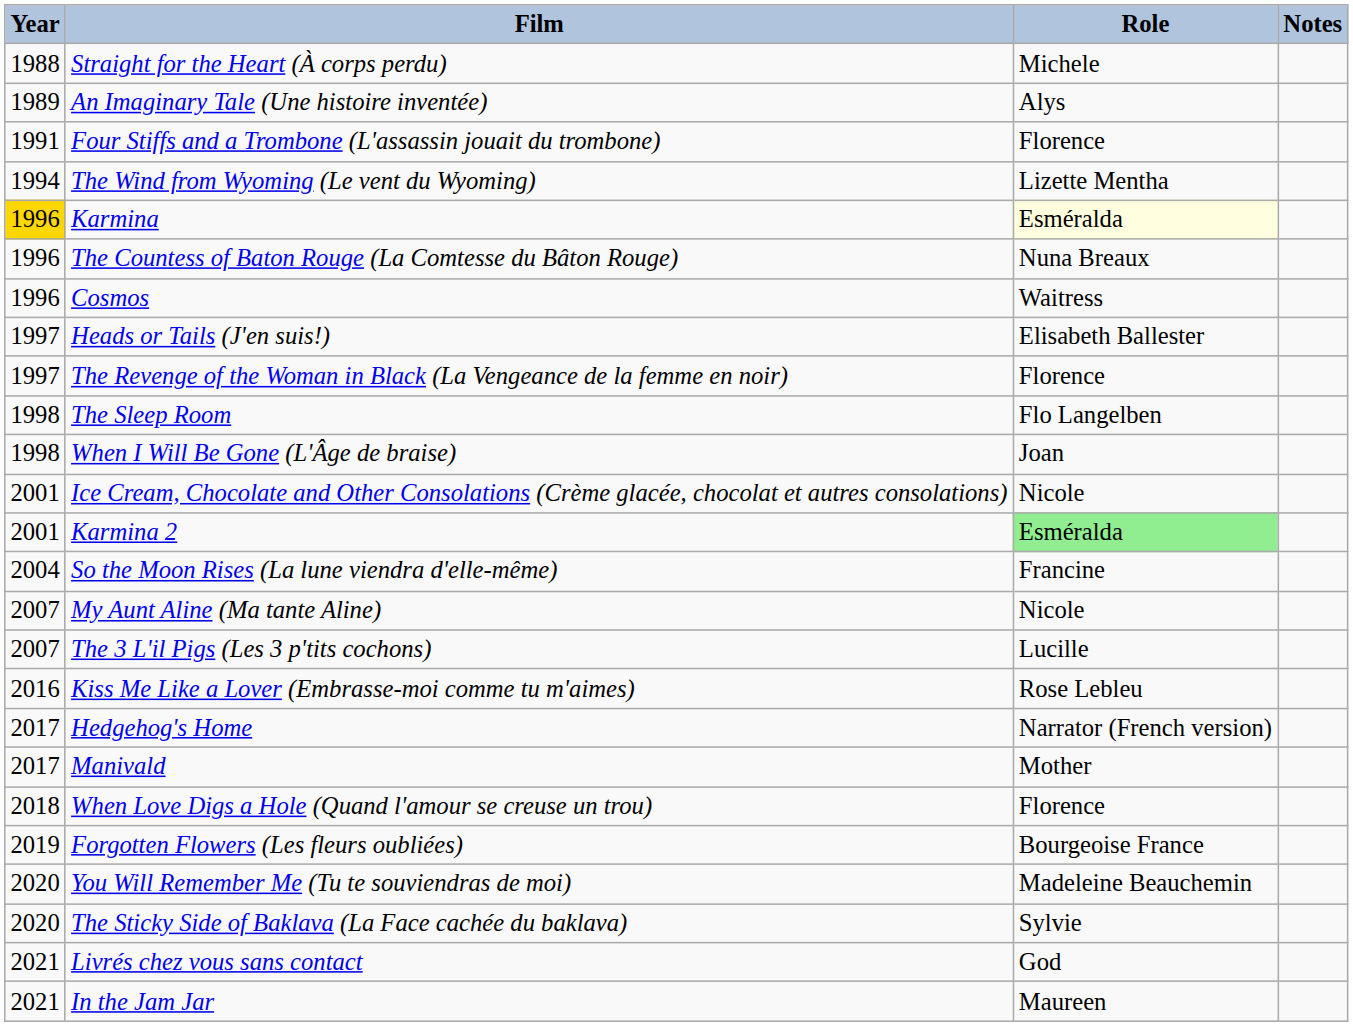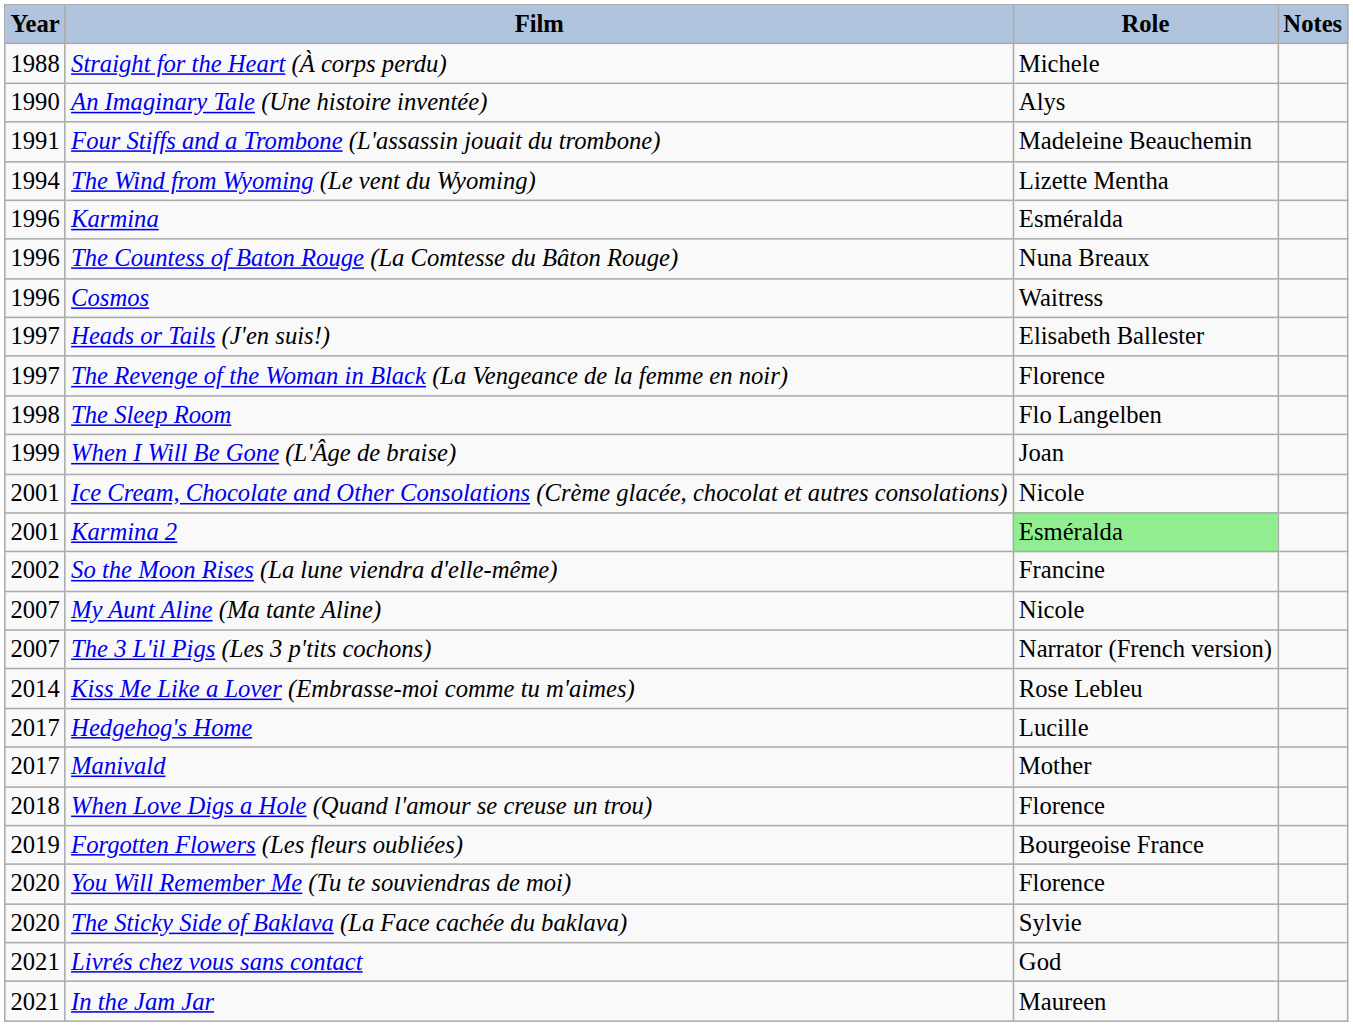(35, 102) 1989 -> (35, 102) 1990
(1062, 141) Florence -> (1135, 141) Madeleine Beauchemin
(35, 219) gold background -> (35, 219) no background
(1071, 219) lightyellow background -> (1071, 219) no background
(35, 453) 1998 -> (35, 453) 1999
(35, 571) 2004 -> (35, 571) 2002
(1054, 649) Lucille -> (1145, 649) Narrator (French version)
(35, 688) 2016 -> (35, 688) 2014
(1145, 727) Narrator (French version) -> (1054, 727) Lucille
(1135, 883) Madeleine Beauchemin -> (1062, 883) Florence
